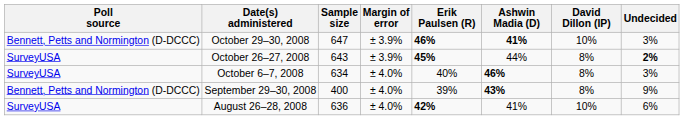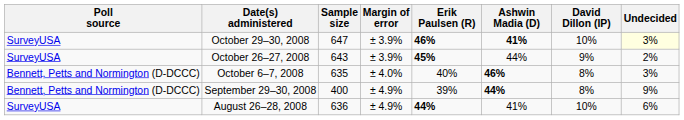(103, 40) Bennett, Petts and Normington (D-DCCC) -> (34, 40) SurveyUSA
(650, 40) no background -> (650, 40) lightyellow background
(586, 57) 8% -> (586, 57) 9%
(650, 57) bold -> (650, 57) normal
(34, 73) SurveyUSA -> (103, 73) Bennett, Petts and Normington (D-DCCC)
(339, 73) 634 -> (339, 73) 635
(386, 90) ± 4.0% -> (386, 90) ± 4.9%
(495, 90) 43% -> (495, 90) 44%
(386, 106) ± 4.0% -> (386, 106) ± 4.9%
(425, 106) 42% -> (425, 106) 44%
